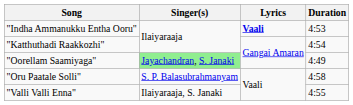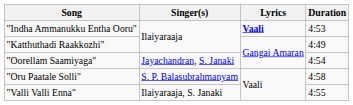(317, 44) 4:54 -> (317, 44) 4:49
(188, 60) lightgreen background -> (188, 60) no background
(317, 60) 4:49 -> (317, 60) 4:54
